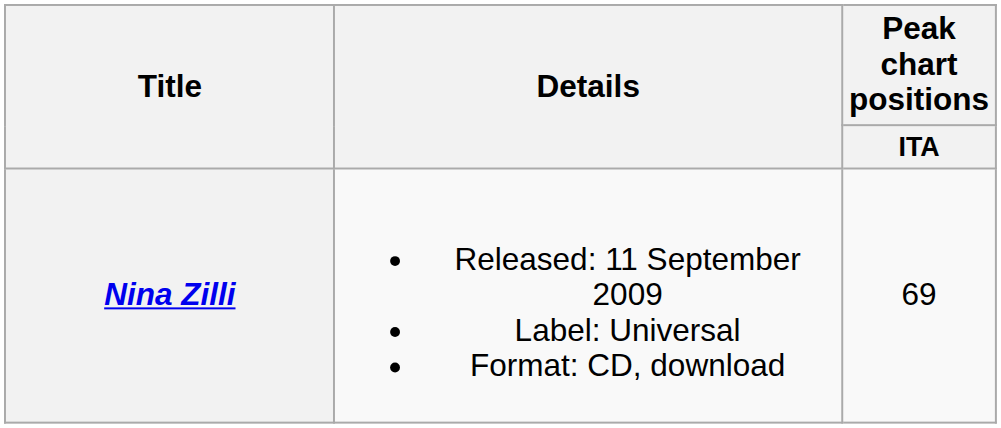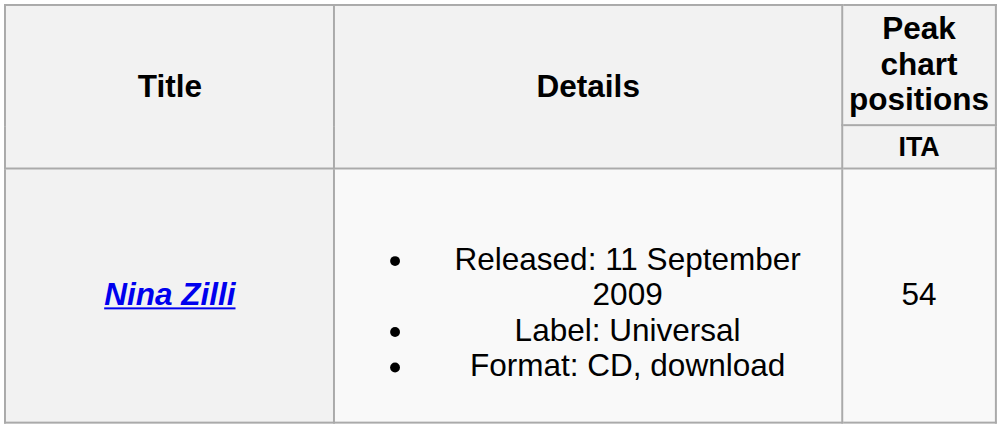(919, 295) 69 -> (919, 295) 54
